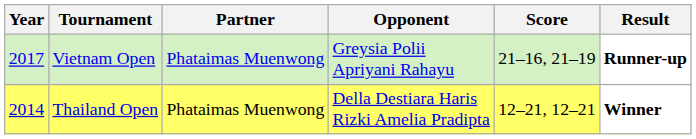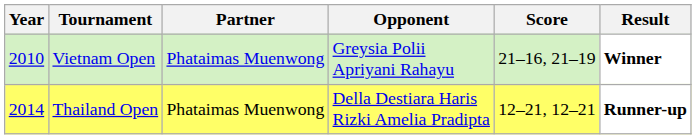(26, 59) 2017 -> (26, 59) 2010
(645, 59) Runner-up -> (633, 59) Winner
(633, 109) Winner -> (645, 109) Runner-up
